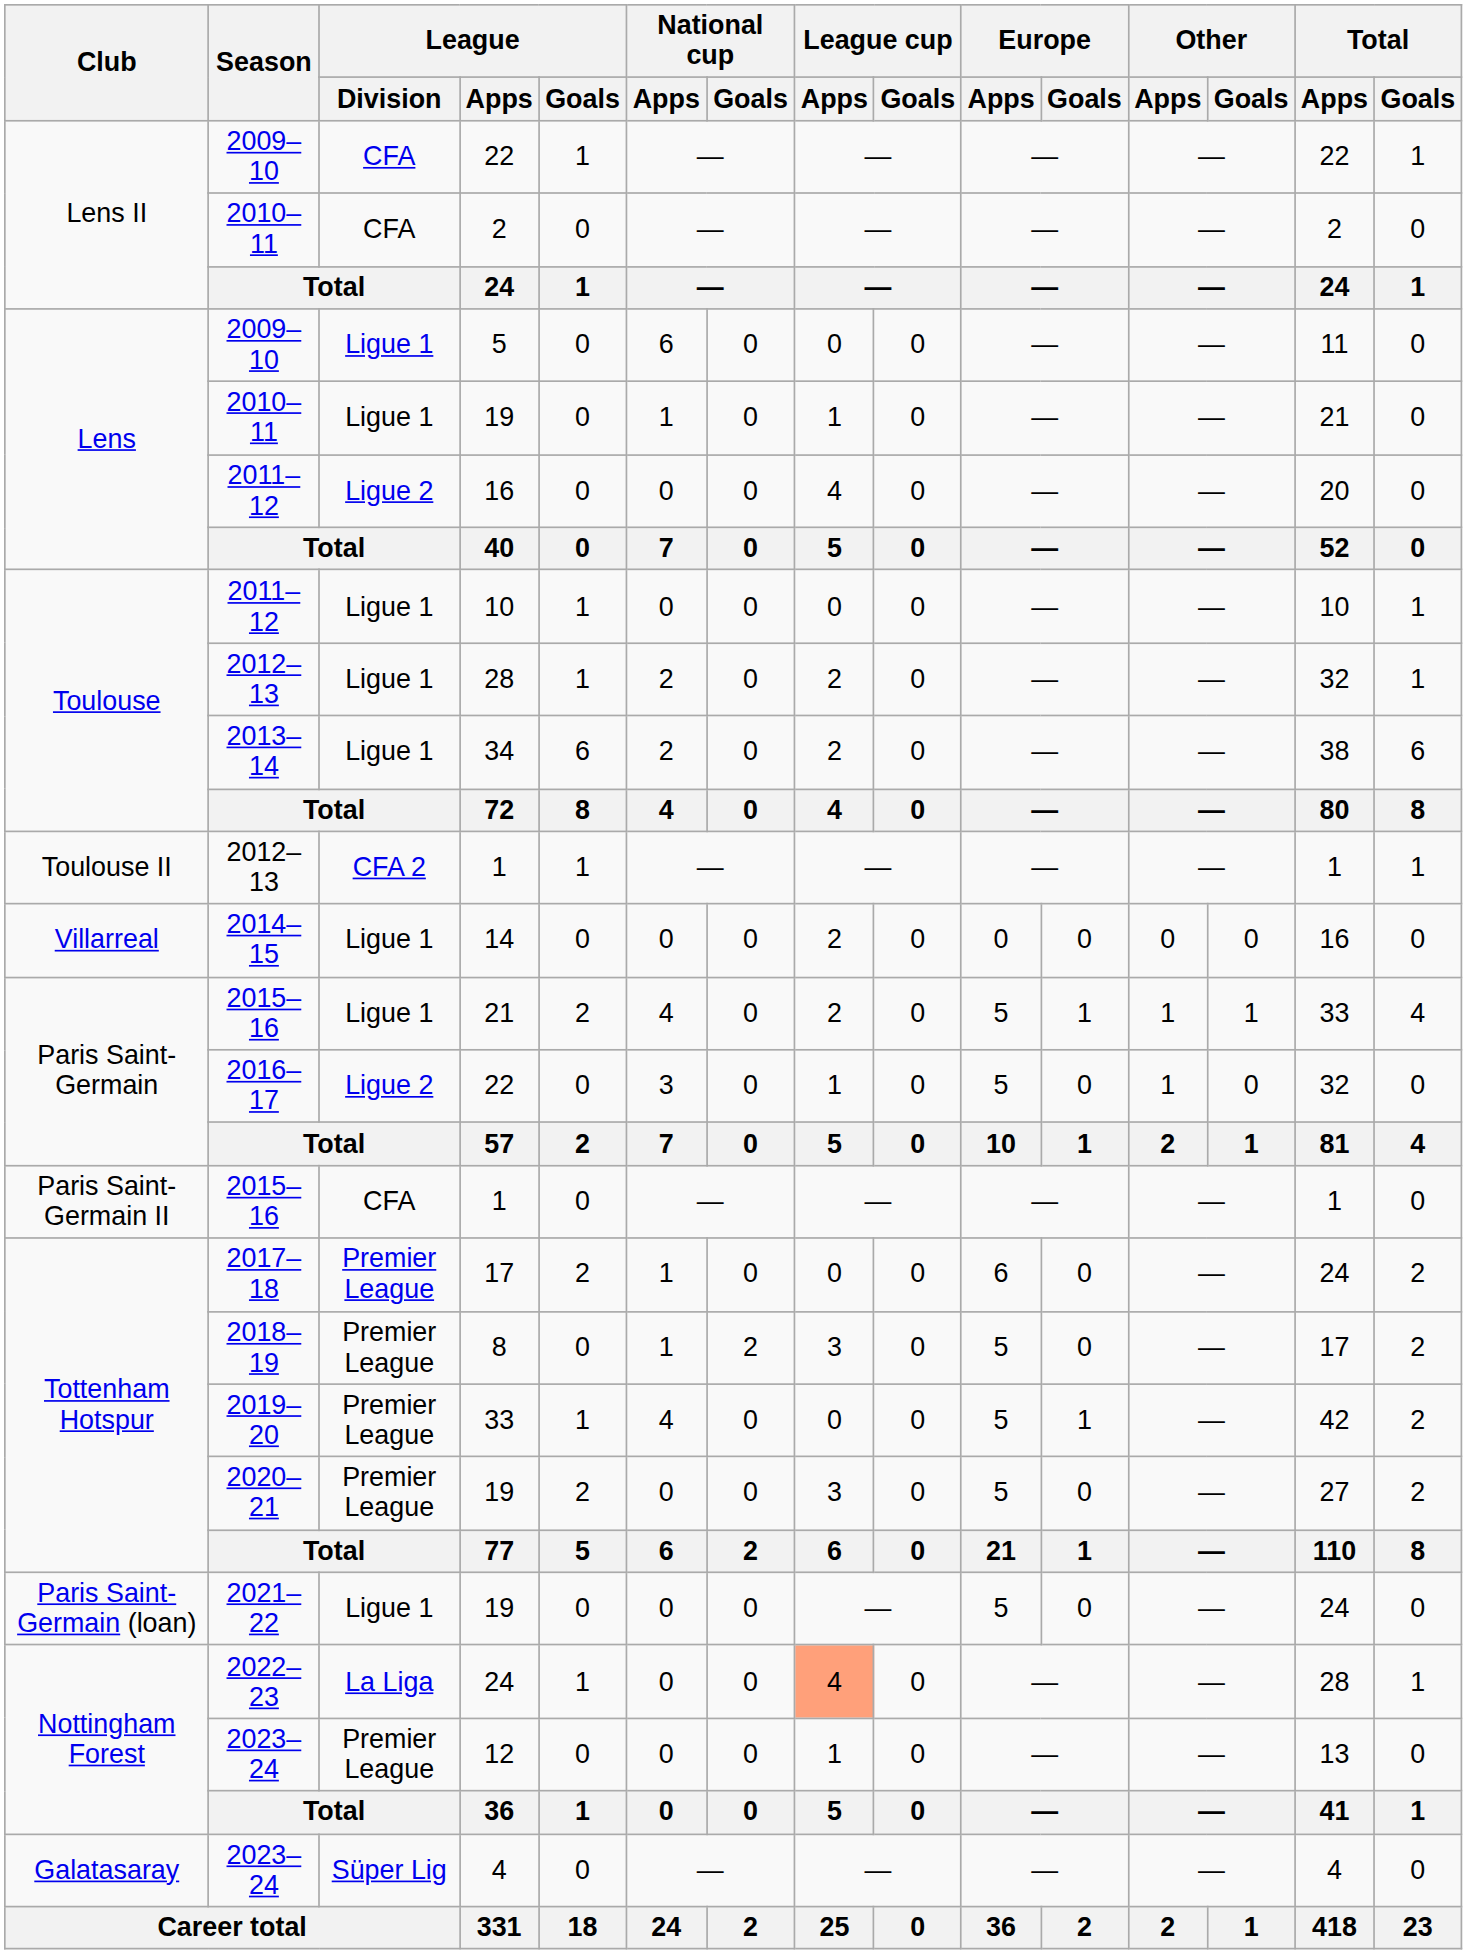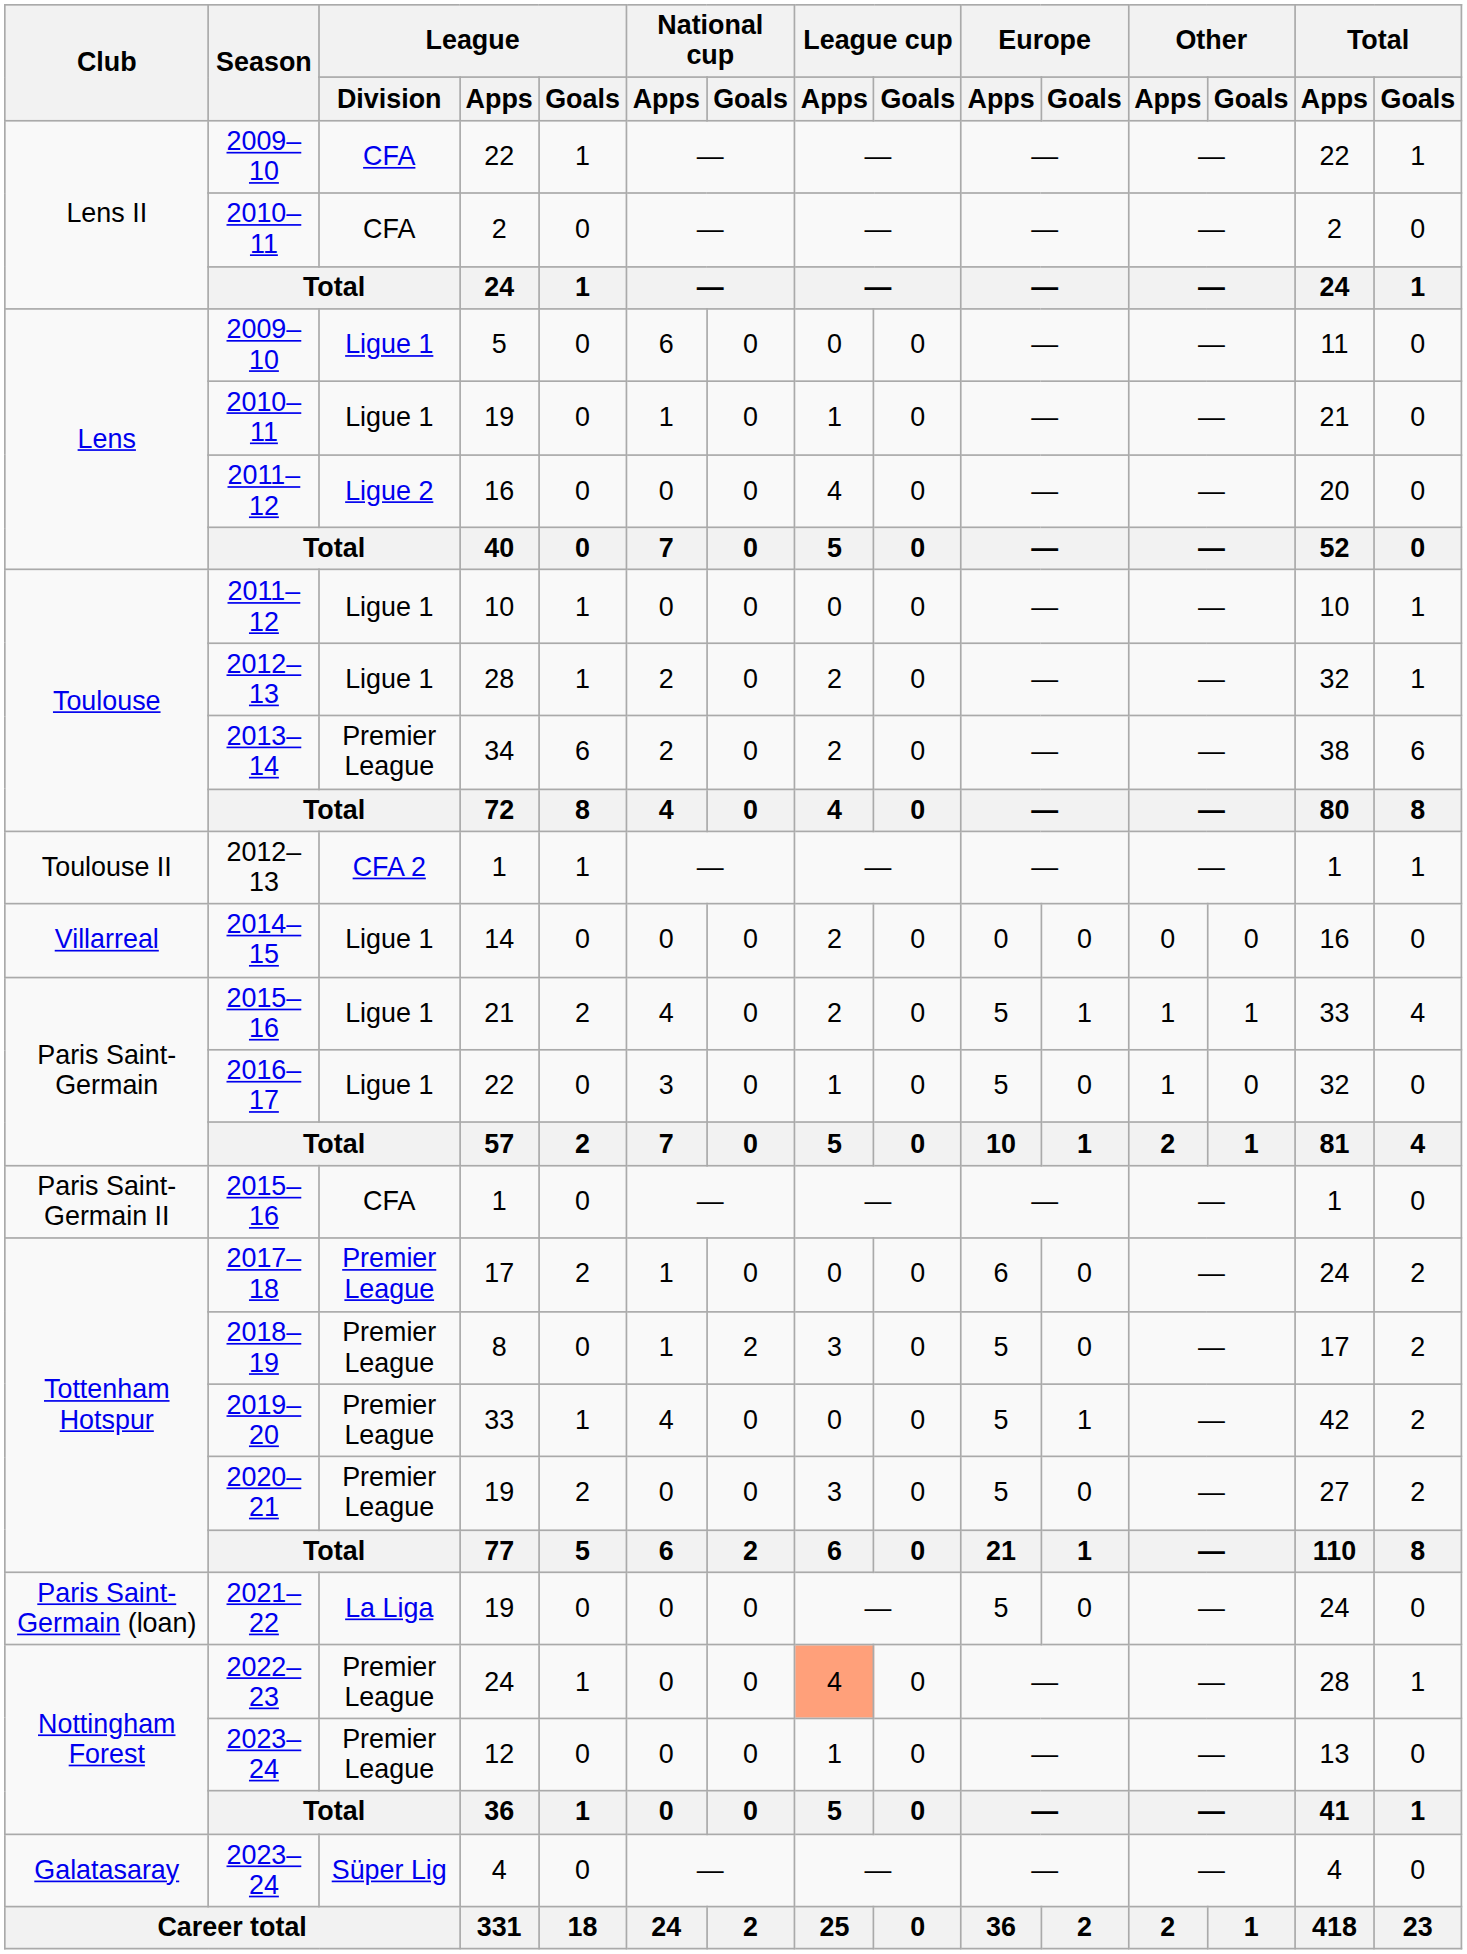(389, 751) Ligue 1 -> (389, 751) Premier League
(389, 1085) Ligue 2 -> (389, 1085) Ligue 1
(389, 1608) Ligue 1 -> (389, 1608) La Liga
(389, 1681) La Liga -> (389, 1681) Premier League
